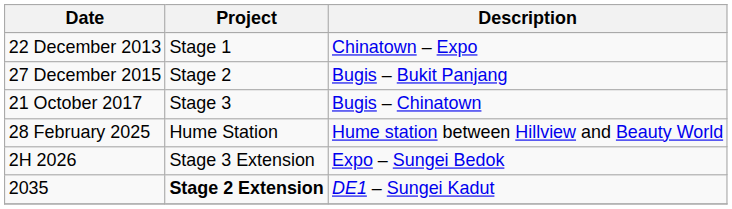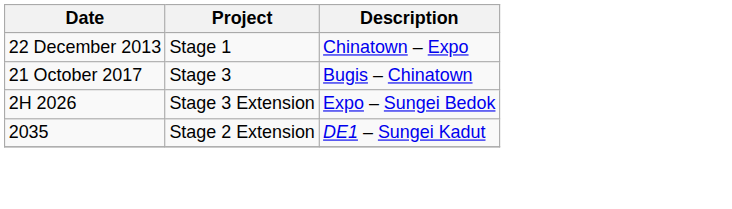- row: (85, 75)
- row: (79, 132)
(247, 189) bold -> (242, 132) normal
